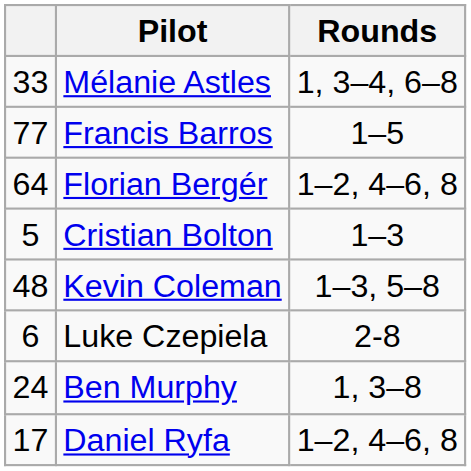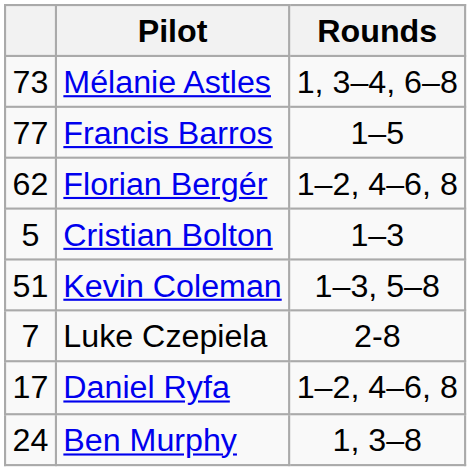(30, 82) 33 -> (30, 82) 73
(30, 184) 64 -> (30, 184) 62
(30, 286) 48 -> (30, 286) 51
(30, 337) 6 -> (30, 337) 7
rows swapped: (150, 388) <-> (147, 439)
